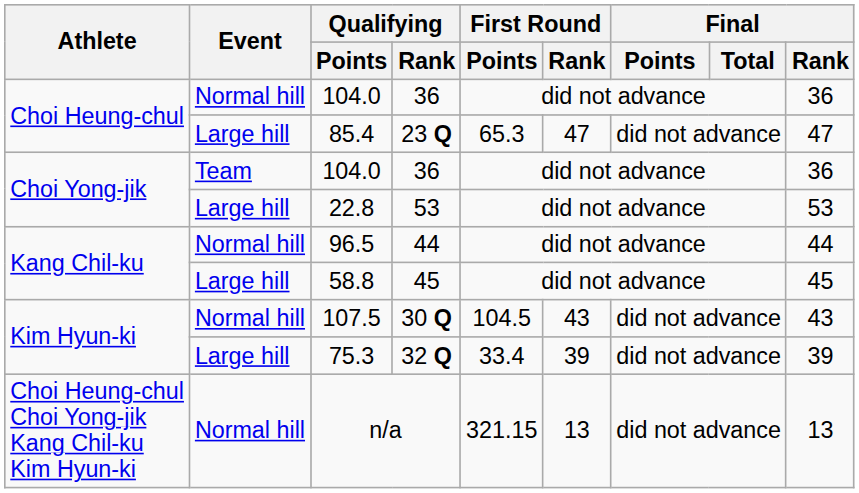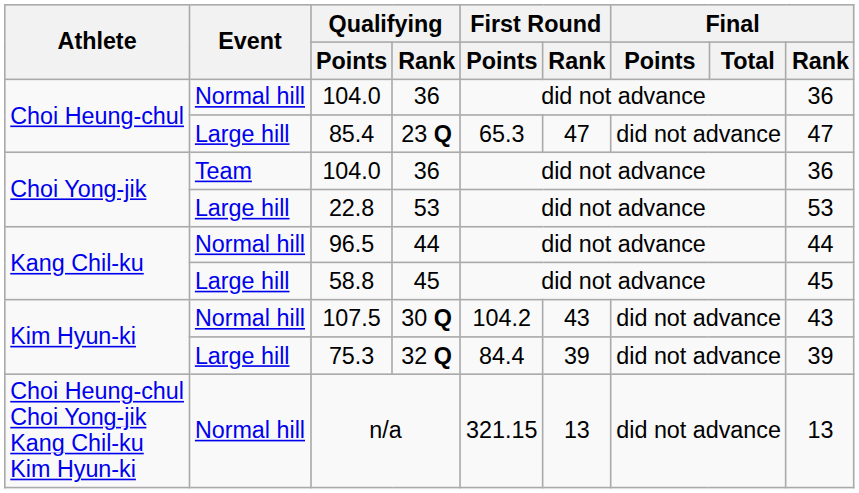(502, 318) 104.5 -> (502, 318) 104.2
(502, 355) 33.4 -> (502, 355) 84.4
